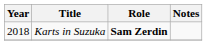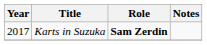(18, 31) 2018 -> (18, 31) 2017
